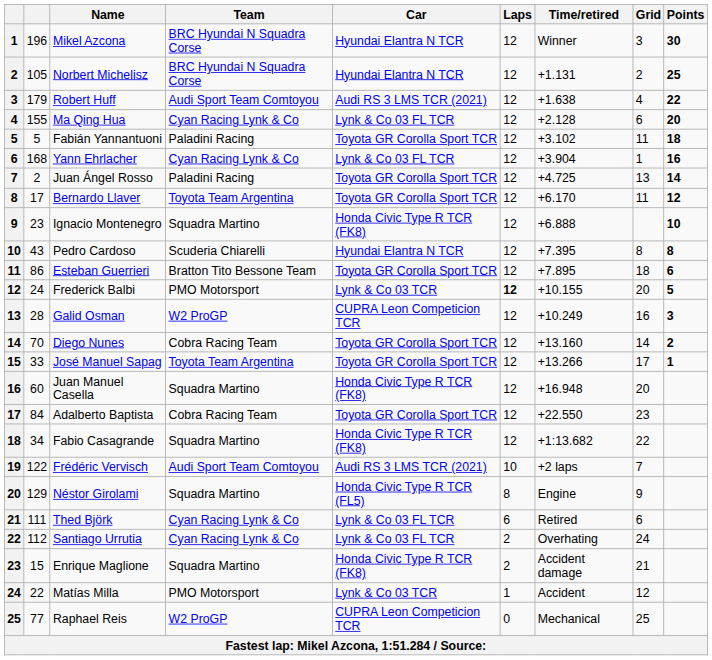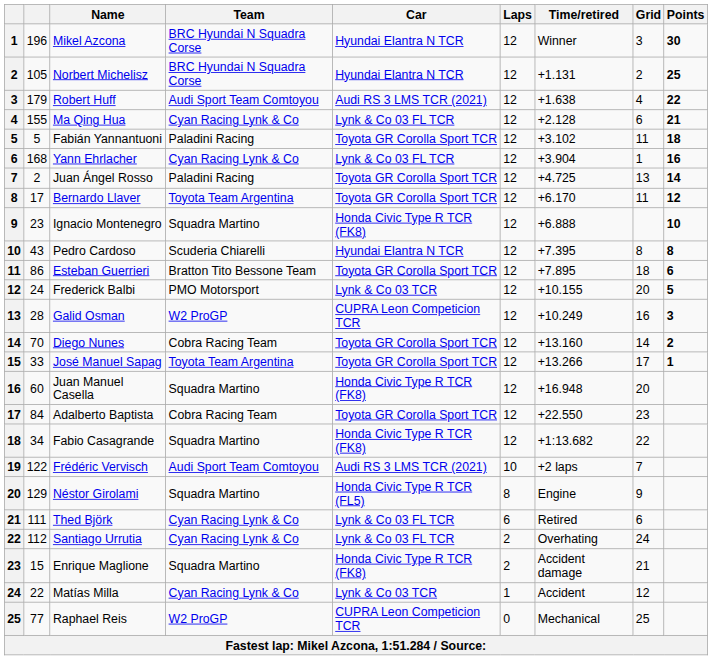(674, 120) 20 -> (674, 120) 21
(510, 290) bold -> (510, 290) normal
(214, 592) PMO Motorsport -> (234, 592) Cyan Racing Lynk & Co
